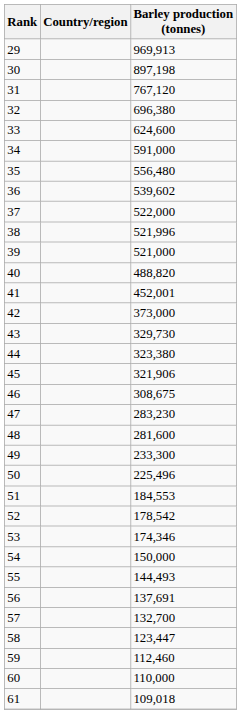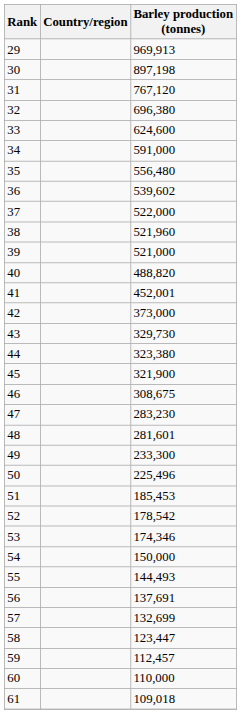(154, 232) 521,996 -> (154, 232) 521,960
(154, 374) 321,906 -> (154, 374) 321,900
(154, 435) 281,600 -> (154, 435) 281,601
(154, 495) 184,553 -> (154, 495) 185,453
(154, 617) 132,700 -> (154, 617) 132,699
(154, 658) 112,460 -> (154, 658) 112,457
